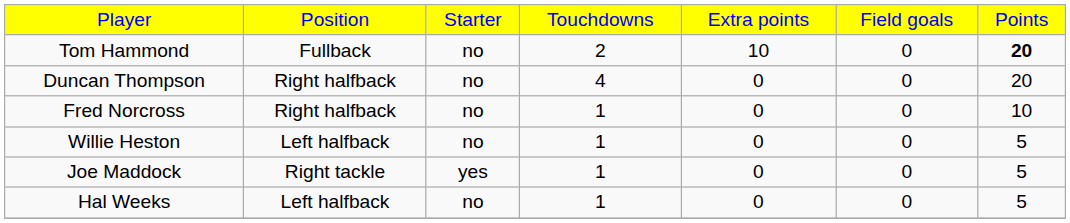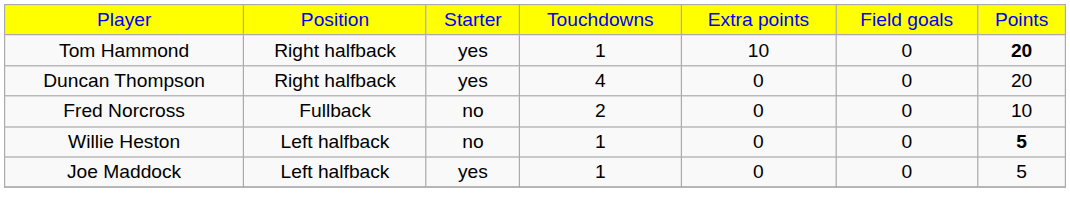(335, 50) Fullback -> (335, 50) Right halfback
(473, 50) no -> (473, 50) yes
(600, 50) 2 -> (600, 50) 1
(473, 80) no -> (473, 80) yes
(335, 111) Right halfback -> (335, 111) Fullback
(600, 111) 1 -> (600, 111) 2
(1022, 141) normal -> (1022, 141) bold
(335, 171) Right tackle -> (335, 171) Left halfback
- row: (124, 202)
